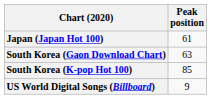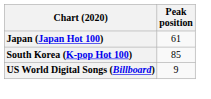- row: (86, 54)
